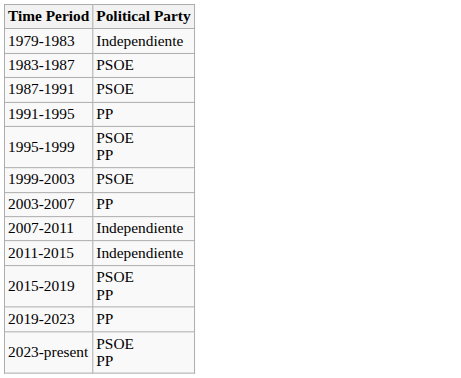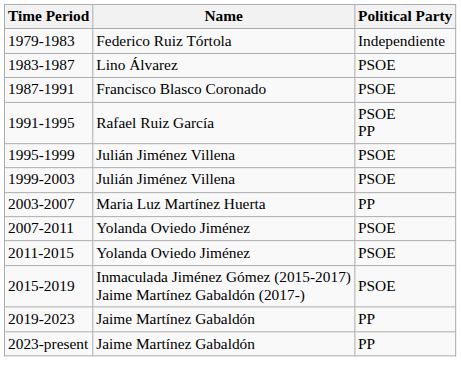+ column: (224, 16)
(105, 114) PP -> (377, 122) PSOE PP
(115, 147) PSOE PP -> (377, 155) PSOE
(140, 228) Independiente -> (377, 228) PSOE
(140, 253) Independiente -> (377, 253) PSOE
(115, 286) PSOE PP -> (377, 286) PSOE
(115, 352) PSOE PP -> (367, 343) PP
